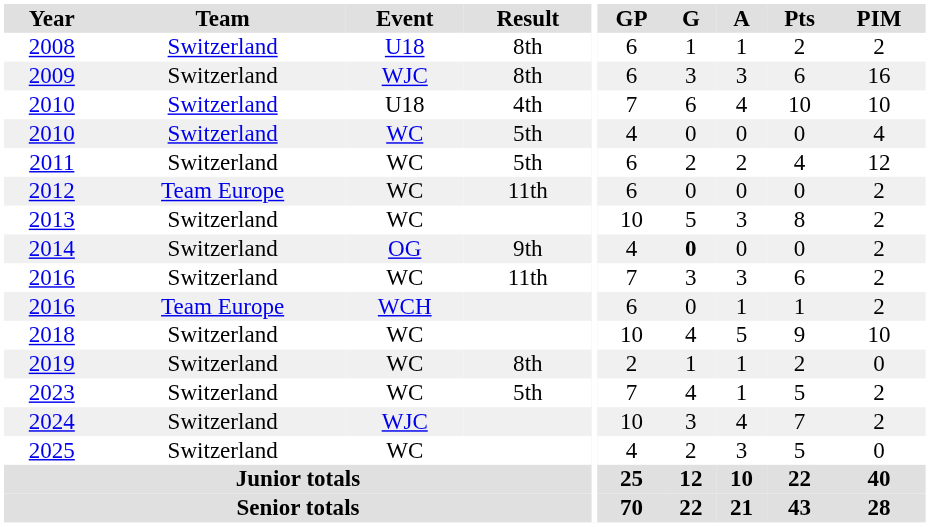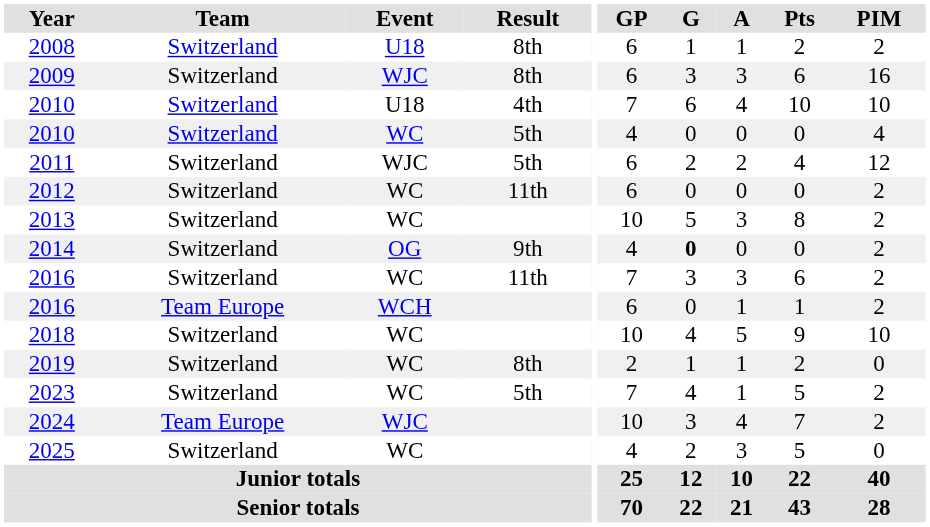(405, 162) WC -> (405, 162) WJC
(223, 190) Team Europe -> (223, 190) Switzerland
(223, 421) Switzerland -> (223, 421) Team Europe
